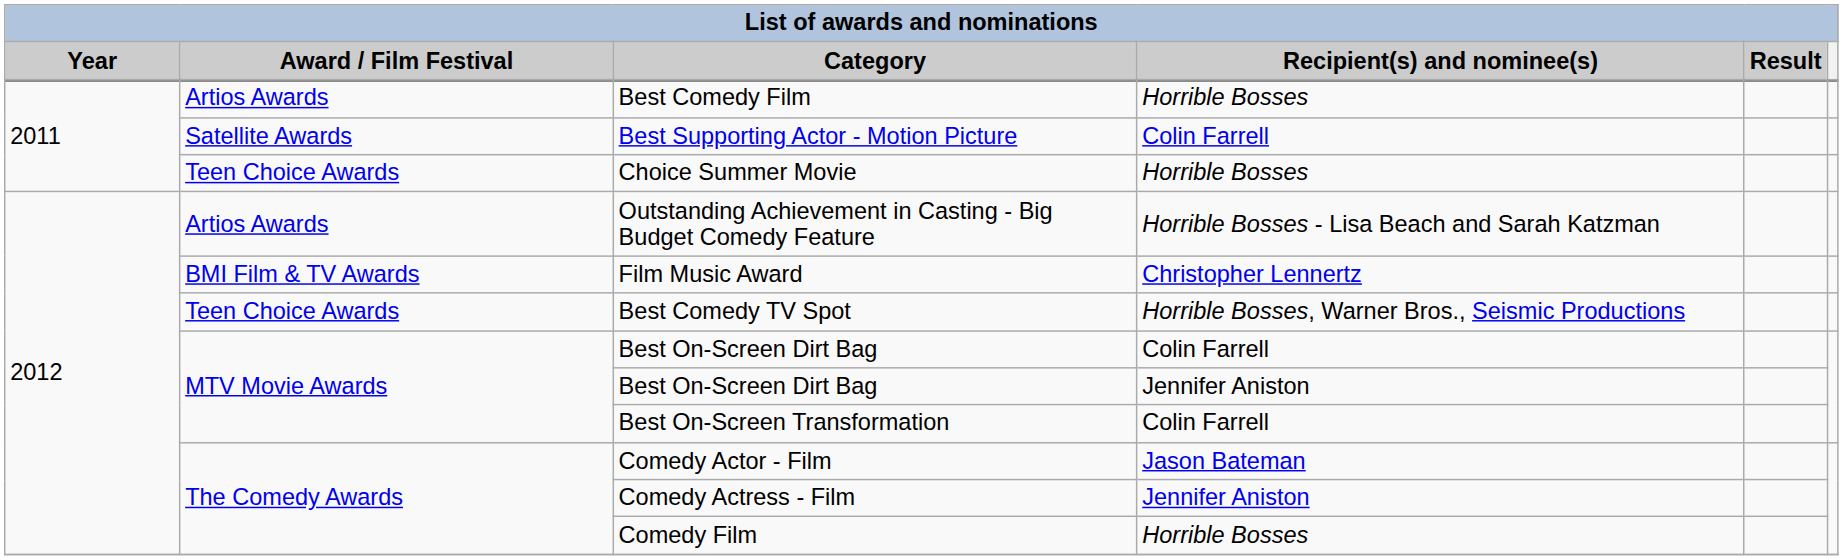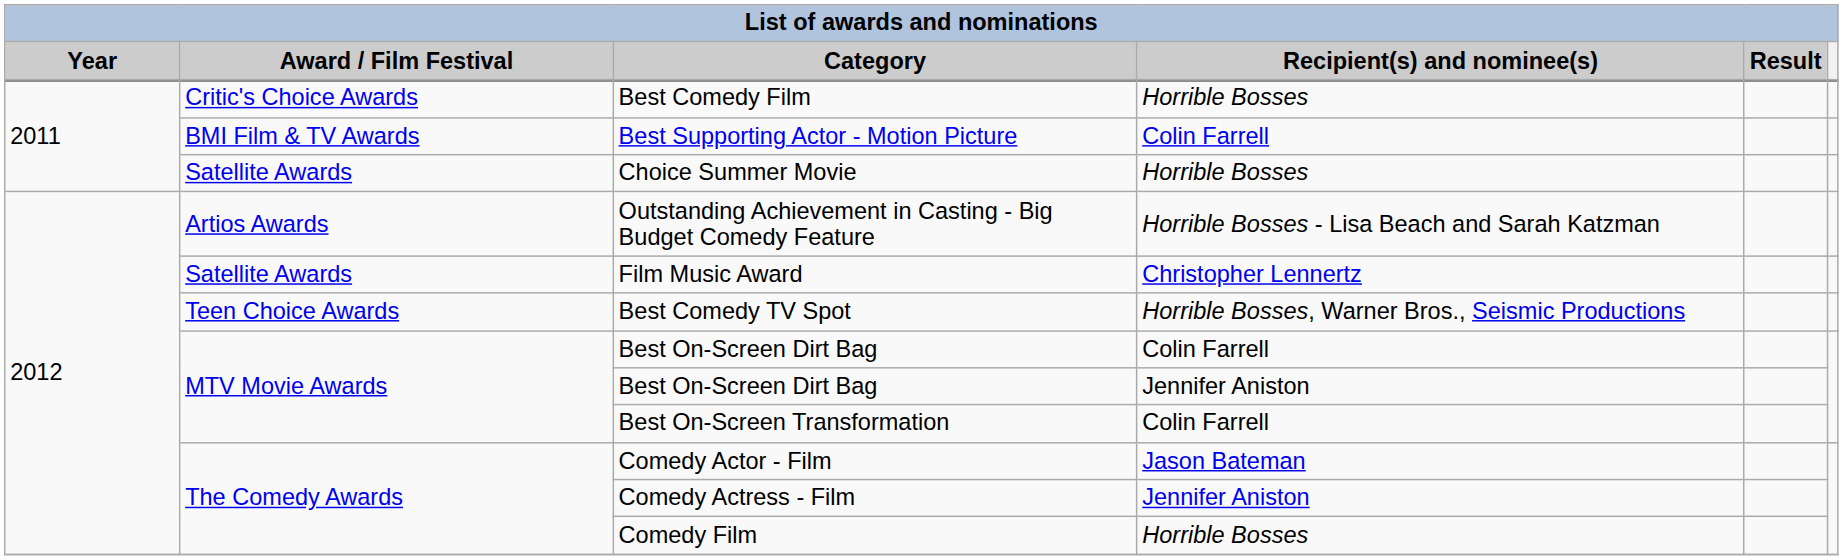(257, 98) Artios Awards -> (302, 98) Critic's Choice Awards
(269, 135) Satellite Awards -> (302, 135) BMI Film & TV Awards
(292, 173) Teen Choice Awards -> (269, 173) Satellite Awards
(302, 274) BMI Film & TV Awards -> (269, 274) Satellite Awards
